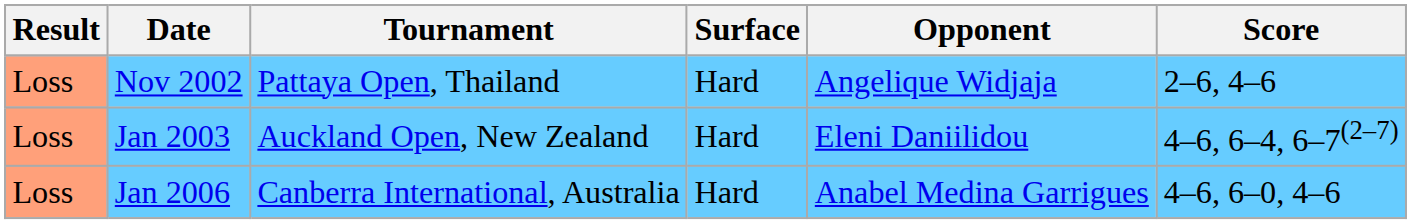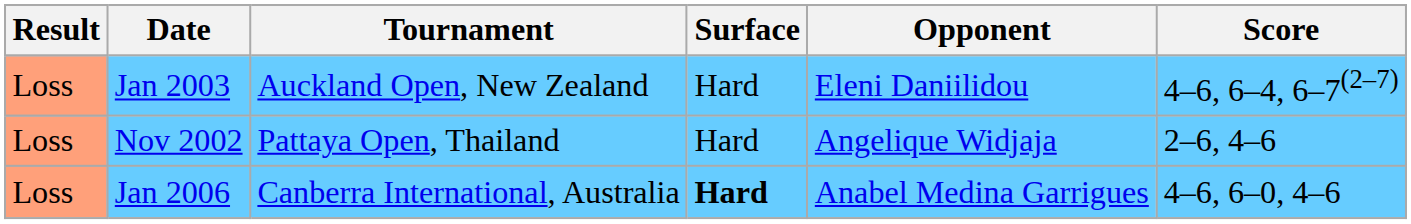rows swapped: (179, 81) <-> (172, 136)
(727, 191) normal -> (731, 191) bold
